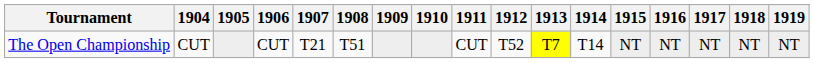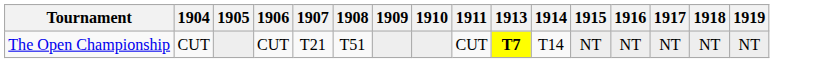- column: (511, 17)
(551, 44) normal -> (511, 44) bold
